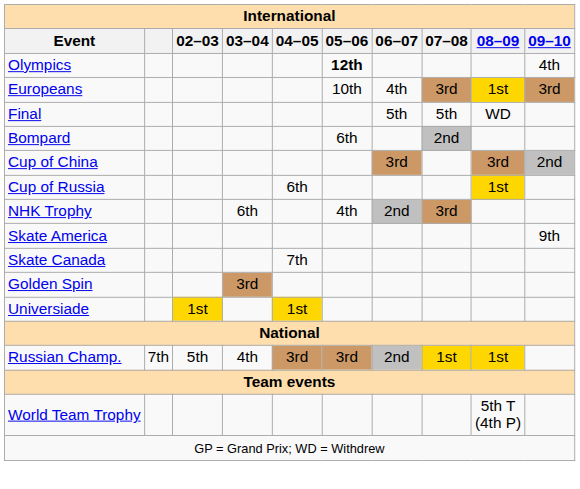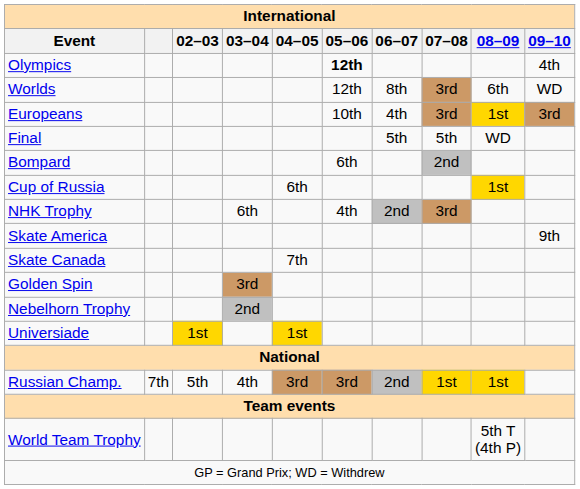+ row: (32, 89)
- row: (53, 162)
+ row: (69, 308)
